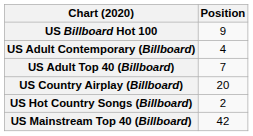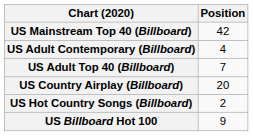rows swapped: (101, 31) <-> (101, 121)
